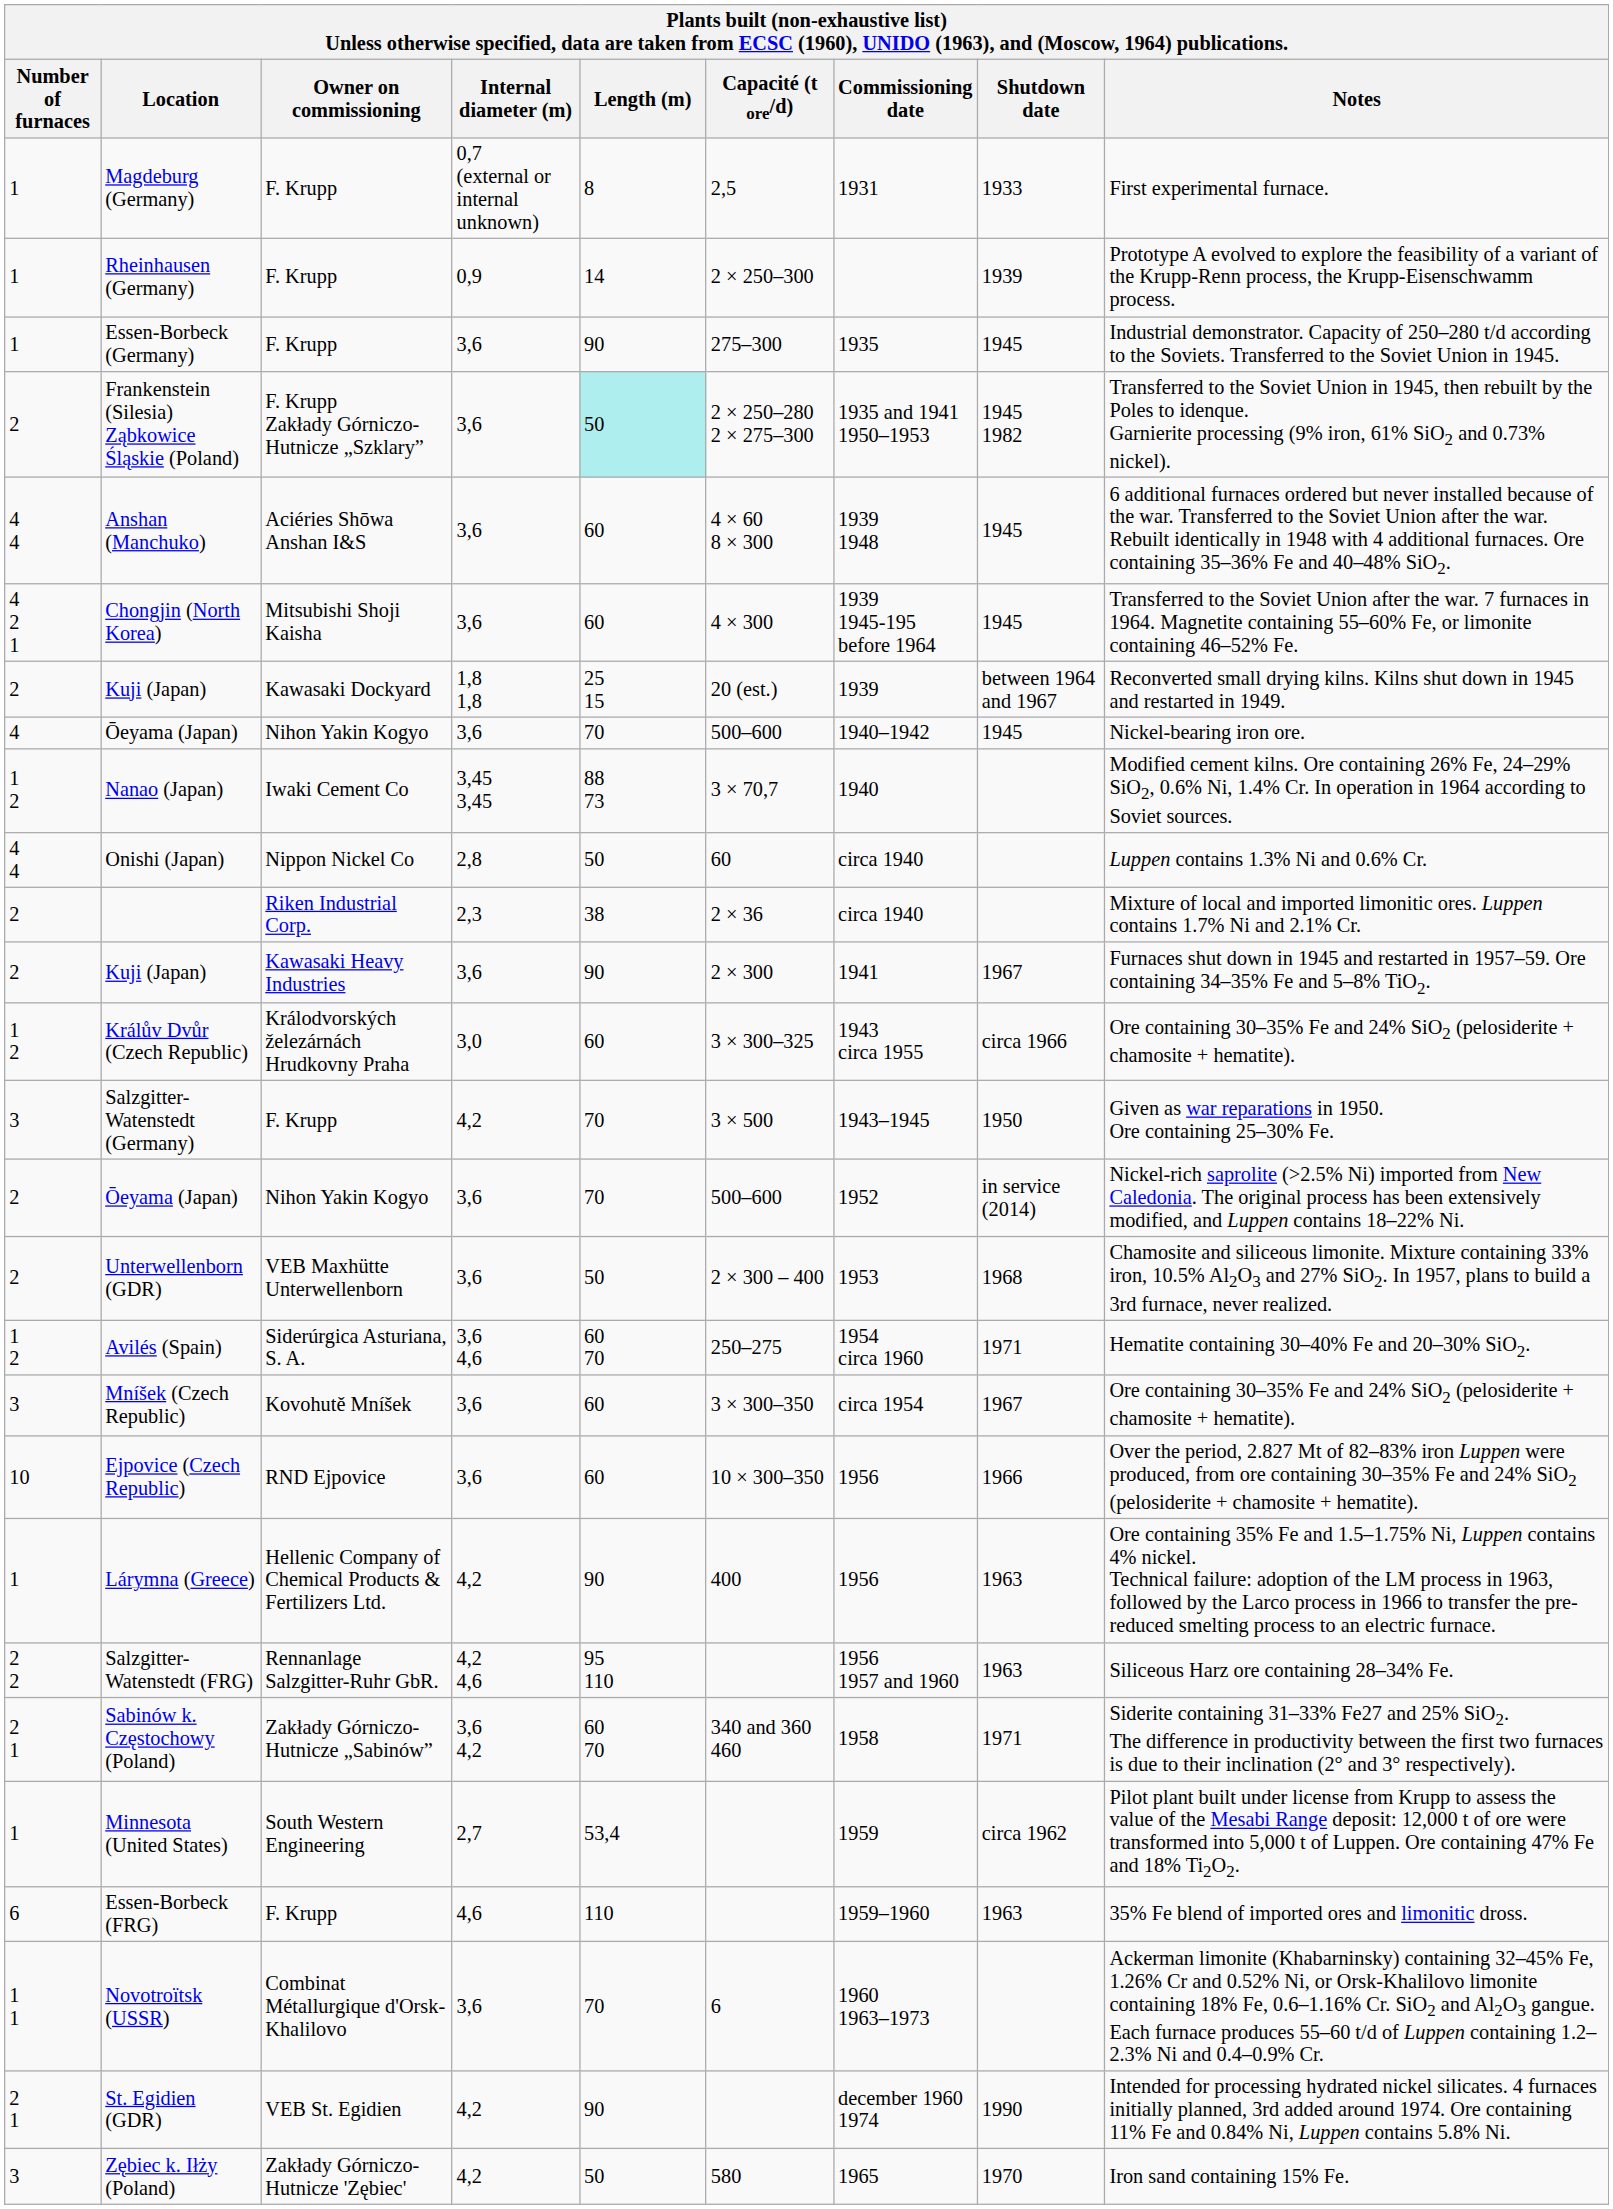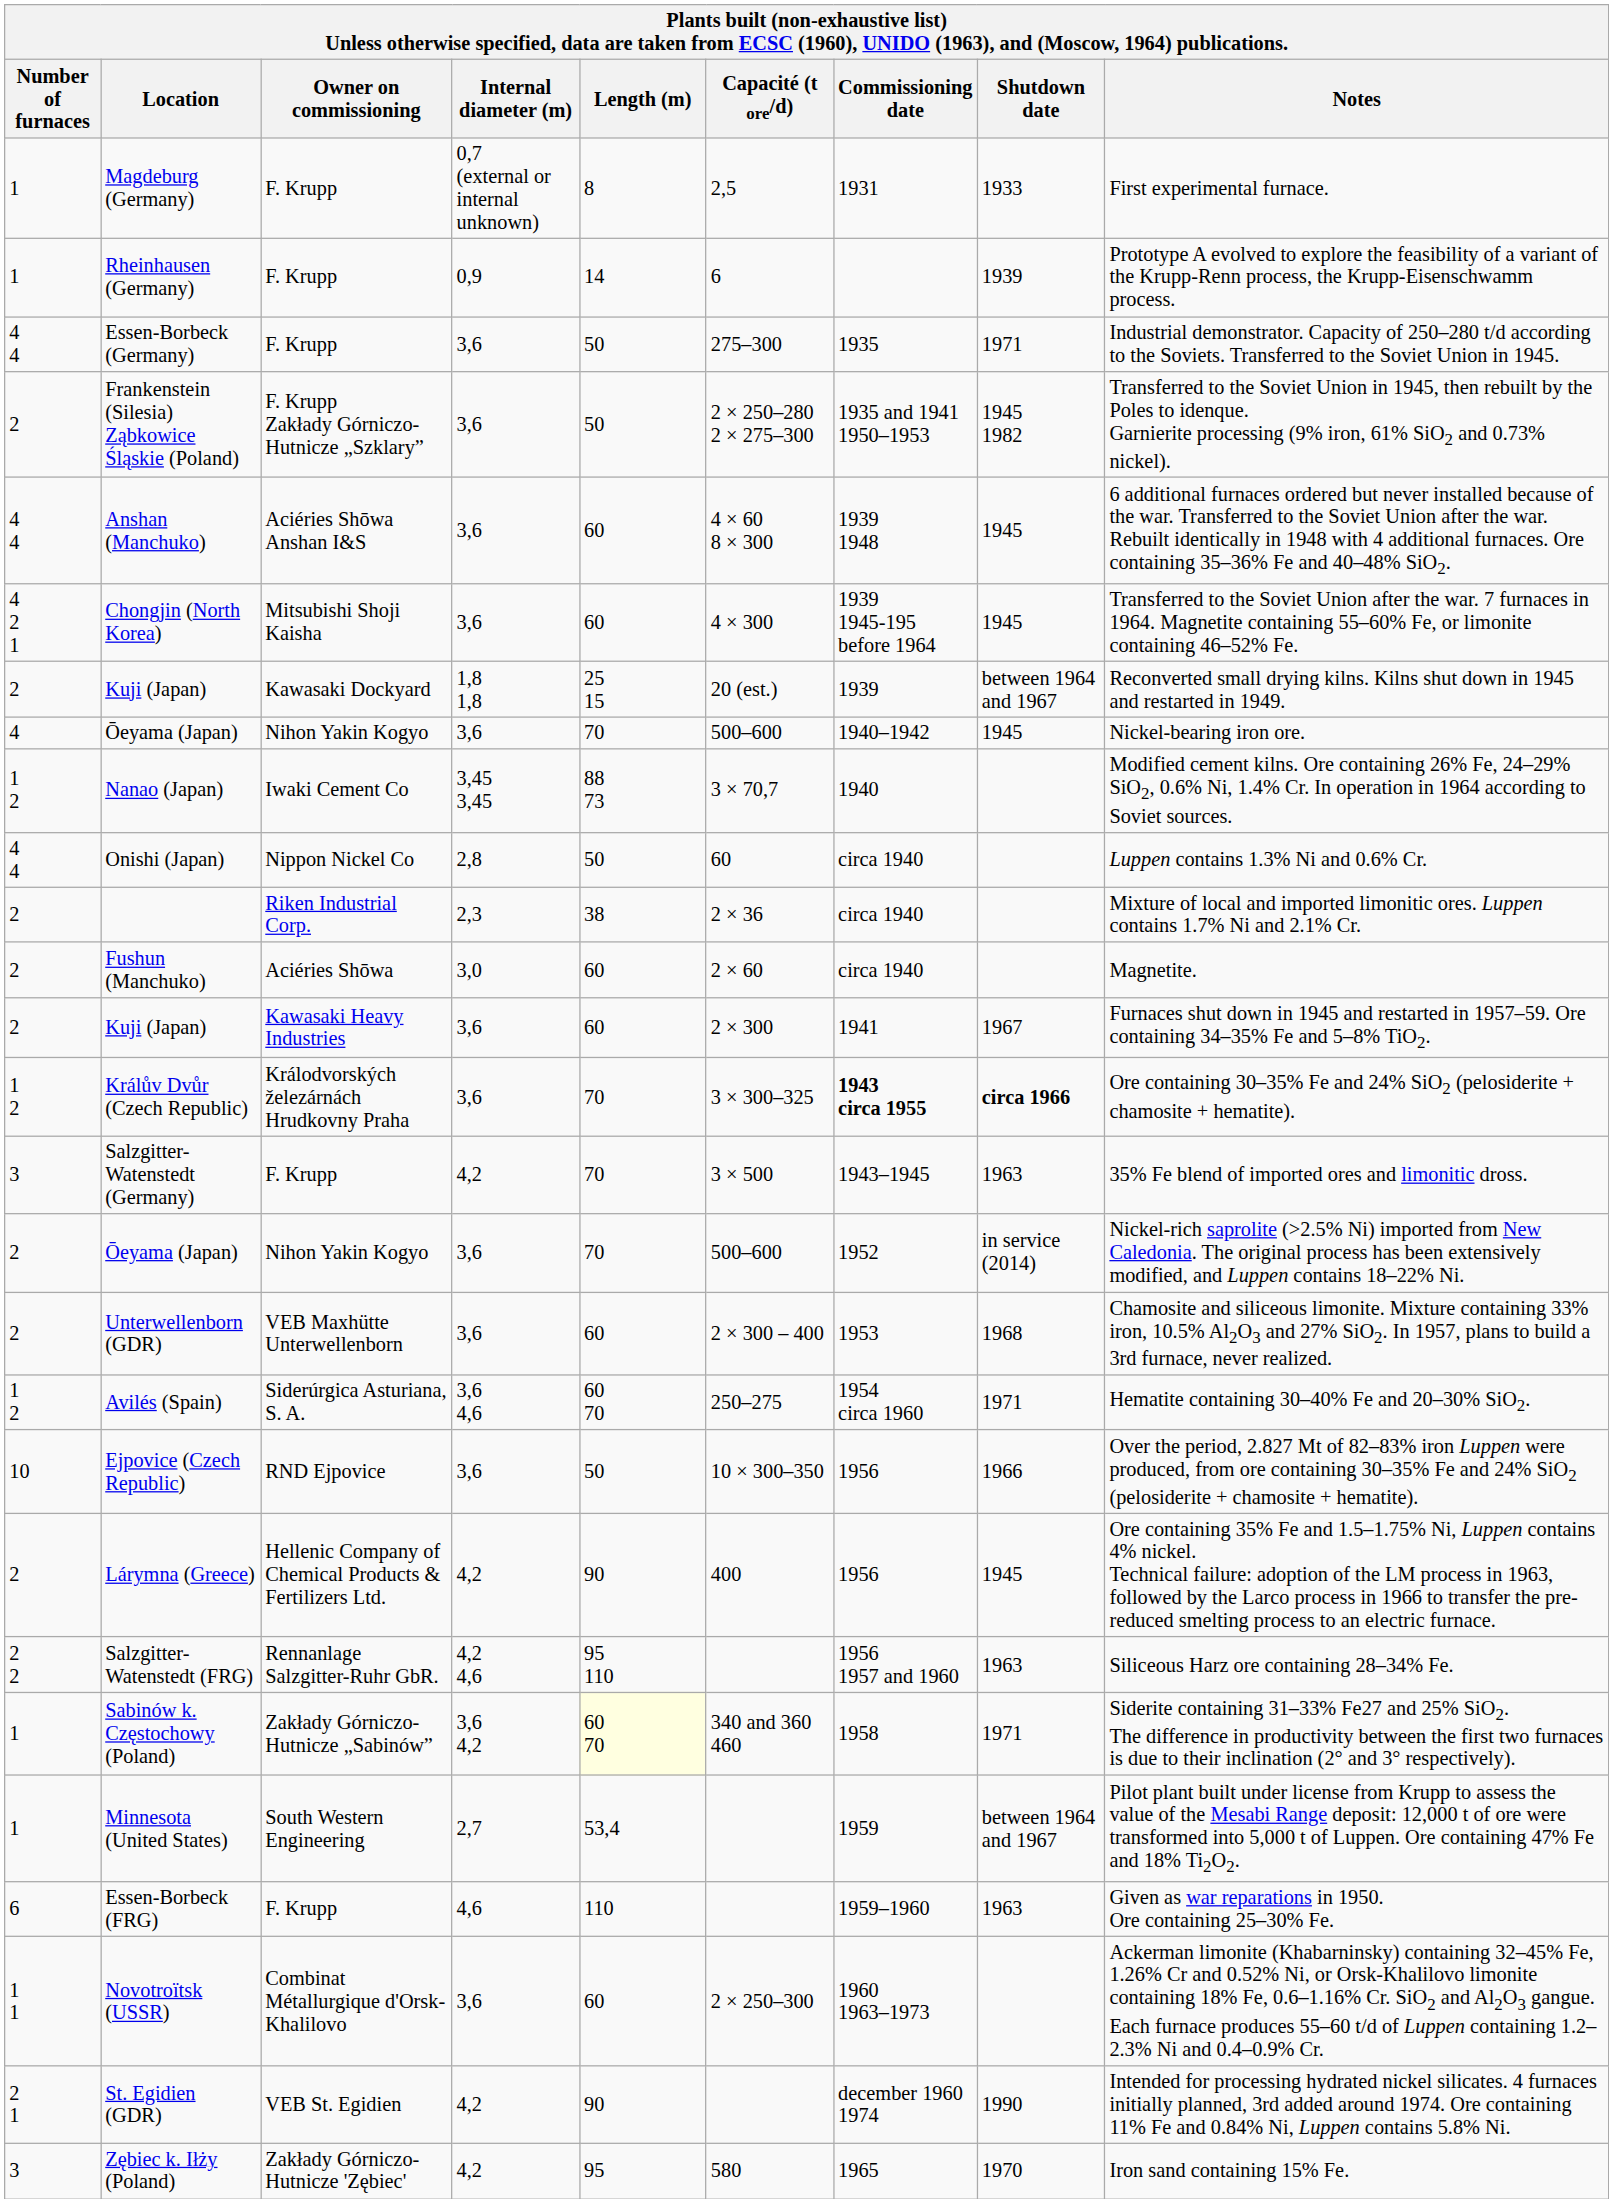(762, 277) 2 × 250–300 -> (716, 277) 6
(14, 343) 1 -> (14, 343) 4 4
(594, 343) 90 -> (594, 343) 50
(1002, 343) 1945 -> (1002, 343) 1971
(594, 424) paleturquoise background -> (594, 424) no background
+ row: (155, 969)
(594, 972) 90 -> (594, 1027) 60
(469, 1041) 3,0 -> (469, 1096) 3,6
(594, 1041) 60 -> (594, 1096) 70
(881, 1041) normal -> (882, 1096) bold
(1024, 1041) normal -> (1026, 1096) bold
(1002, 1119) 1950 -> (1002, 1174) 1963
(1247, 1119) Given as war reparations in 1950. Ore containing 25–30% Fe. -> (1318, 1174) 35% Fe blend of imported ores and limonitic dross.
(594, 1278) 50 -> (594, 1333) 60
- row: (167, 1405)
(594, 1476) 60 -> (594, 1471) 50
(14, 1580) 1 -> (14, 1575) 2
(1002, 1580) 1963 -> (1002, 1575) 1945
(14, 1738) 2 1 -> (14, 1733) 1
(594, 1738) no background -> (594, 1733) lightyellow background
(1024, 1833) circa 1962 -> (1039, 1828) between 1964 and 1967
(1318, 1914) 35% Fe blend of imported ores and limonitic dross. -> (1247, 1908) Given as war reparations in 1950. Ore containing 25–30% Fe.
(594, 2006) 70 -> (594, 2000) 60
(716, 2006) 6 -> (762, 2000) 2 × 250–300
(594, 2176) 50 -> (594, 2170) 95
